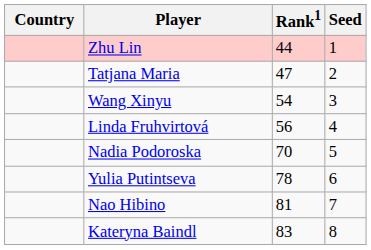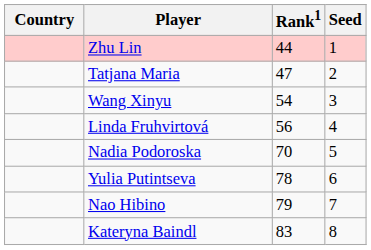(284, 204) 81 -> (284, 204) 79
